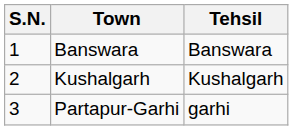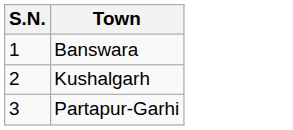- column: (236, 19)
